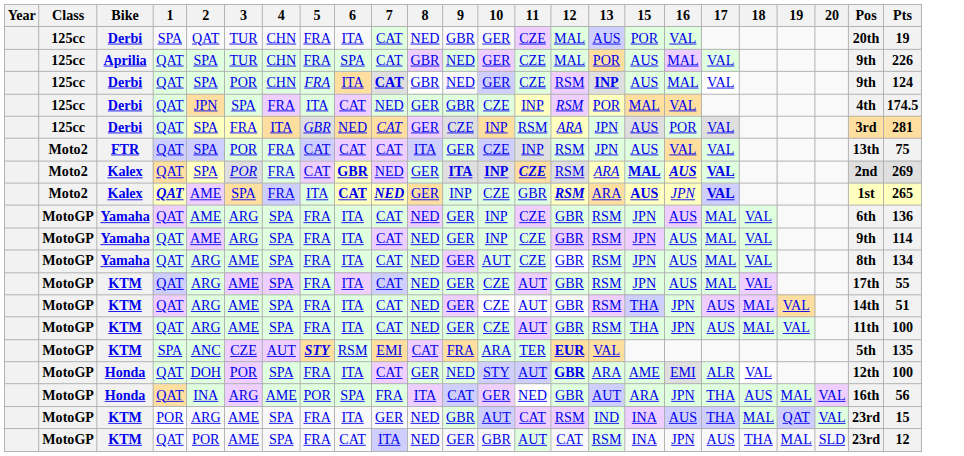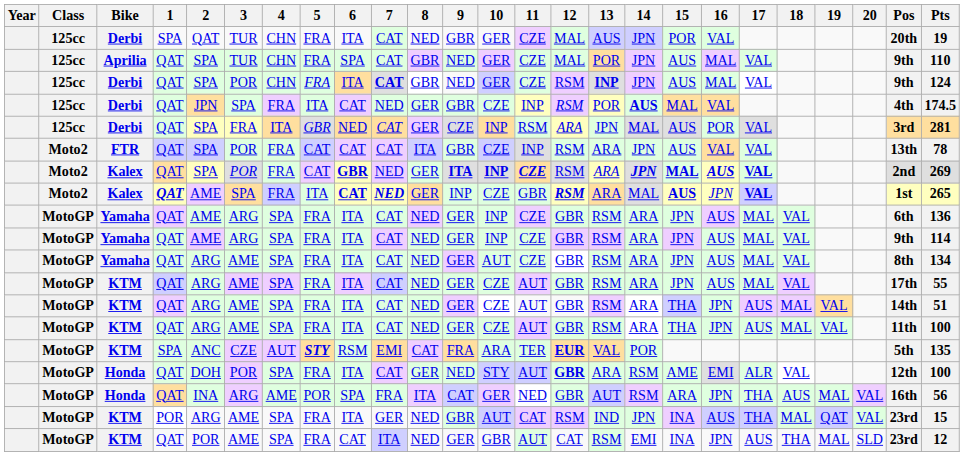+ column: (644, 15)
(902, 60) 226 -> (940, 60) 110
(460, 149) GER -> (460, 149) GBR
(607, 149) JPN -> (607, 149) ARA
(902, 149) 75 -> (940, 149) 78
